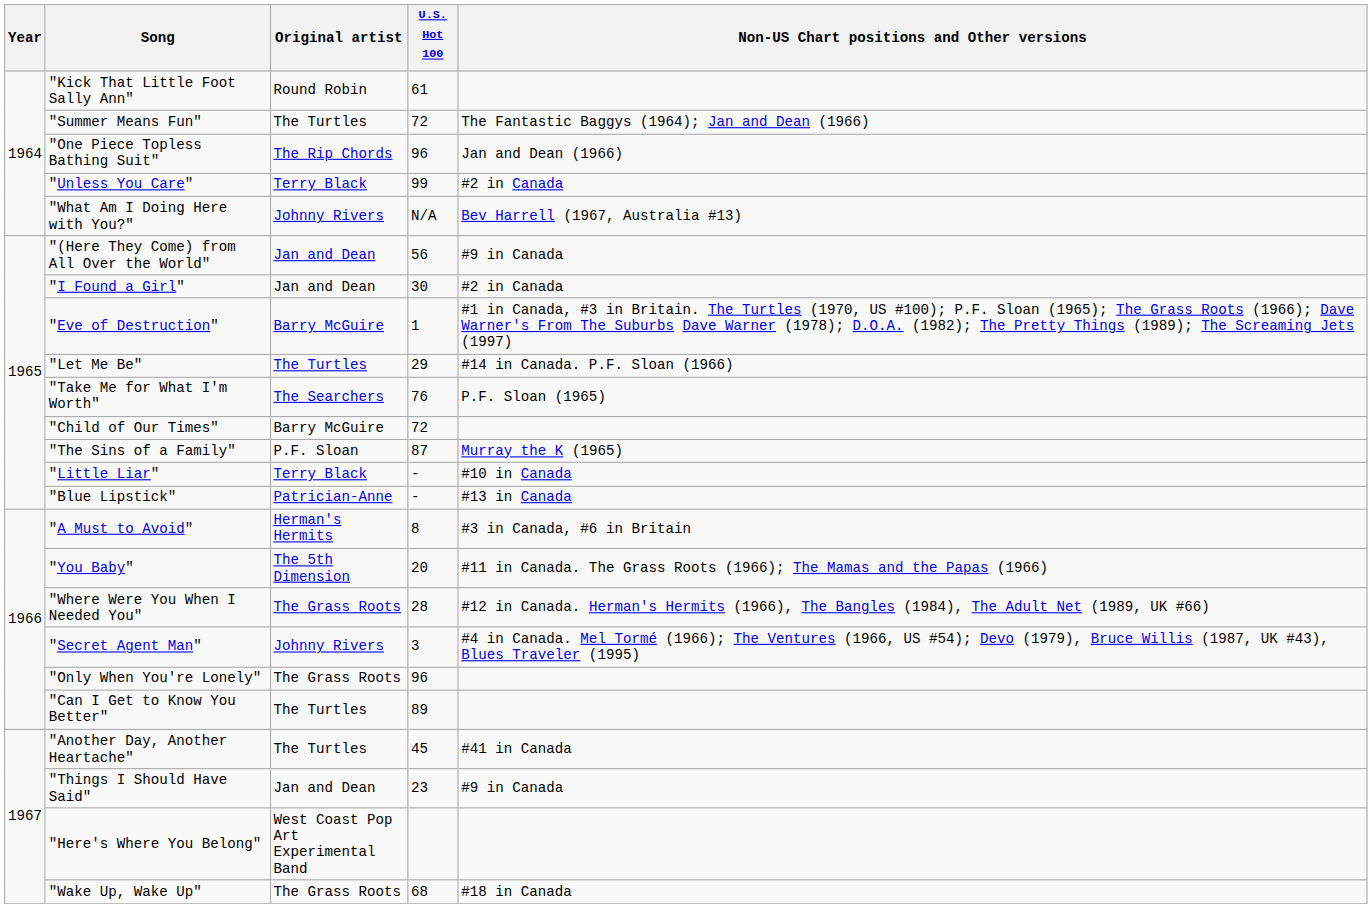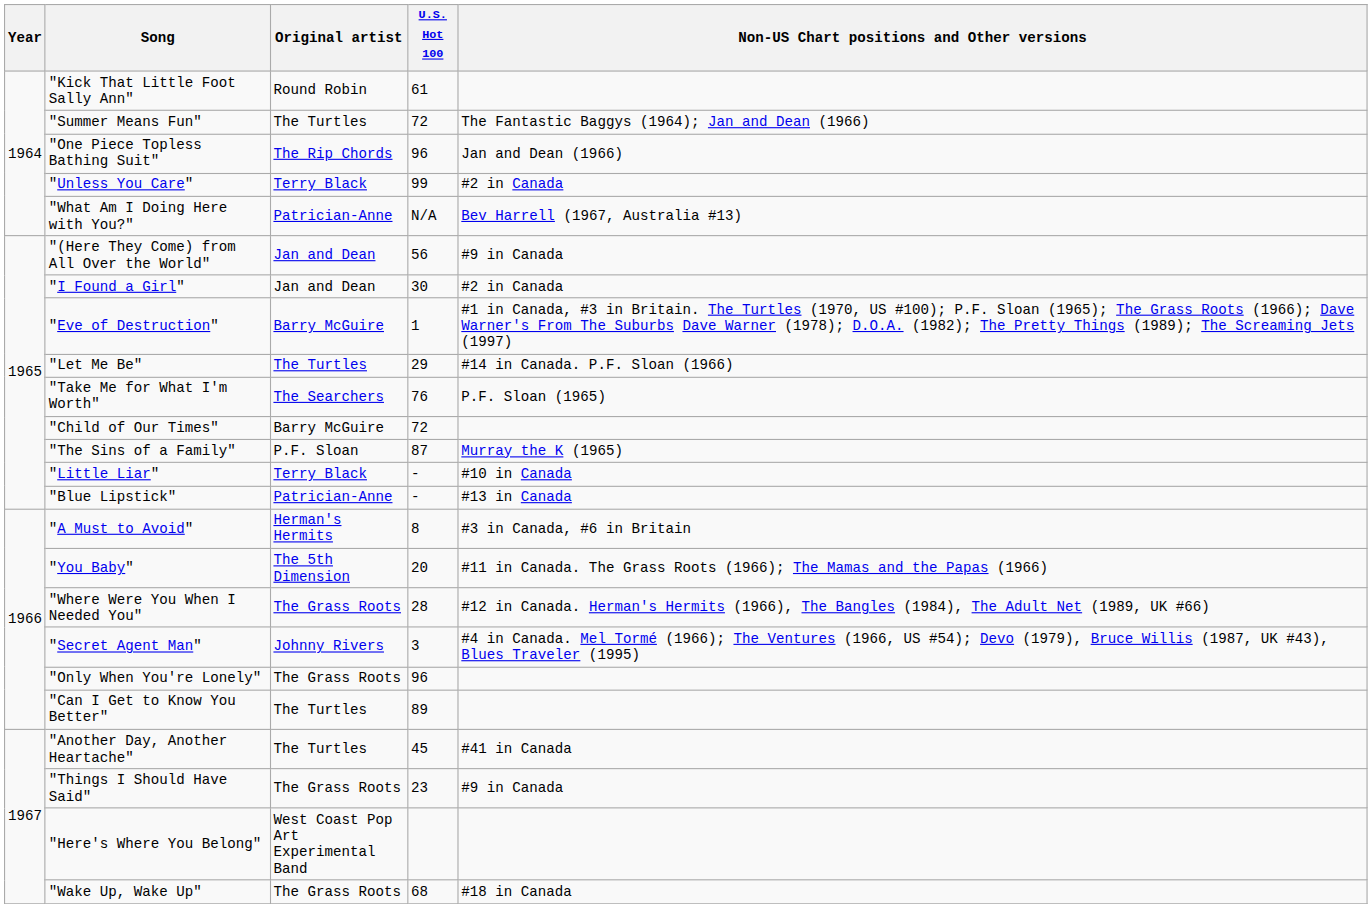(329, 216) Johnny Rivers -> (333, 216) Patrician-Anne
(324, 788) Jan and Dean -> (337, 788) The Grass Roots
